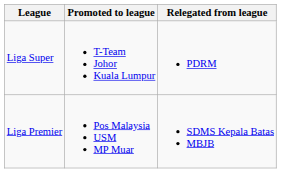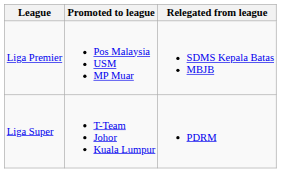rows swapped: (30, 58) <-> (34, 131)
